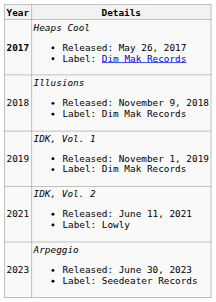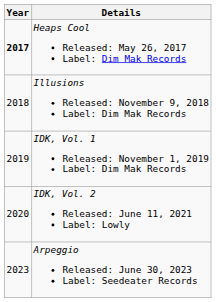(18, 214) 2021 -> (18, 214) 2020
